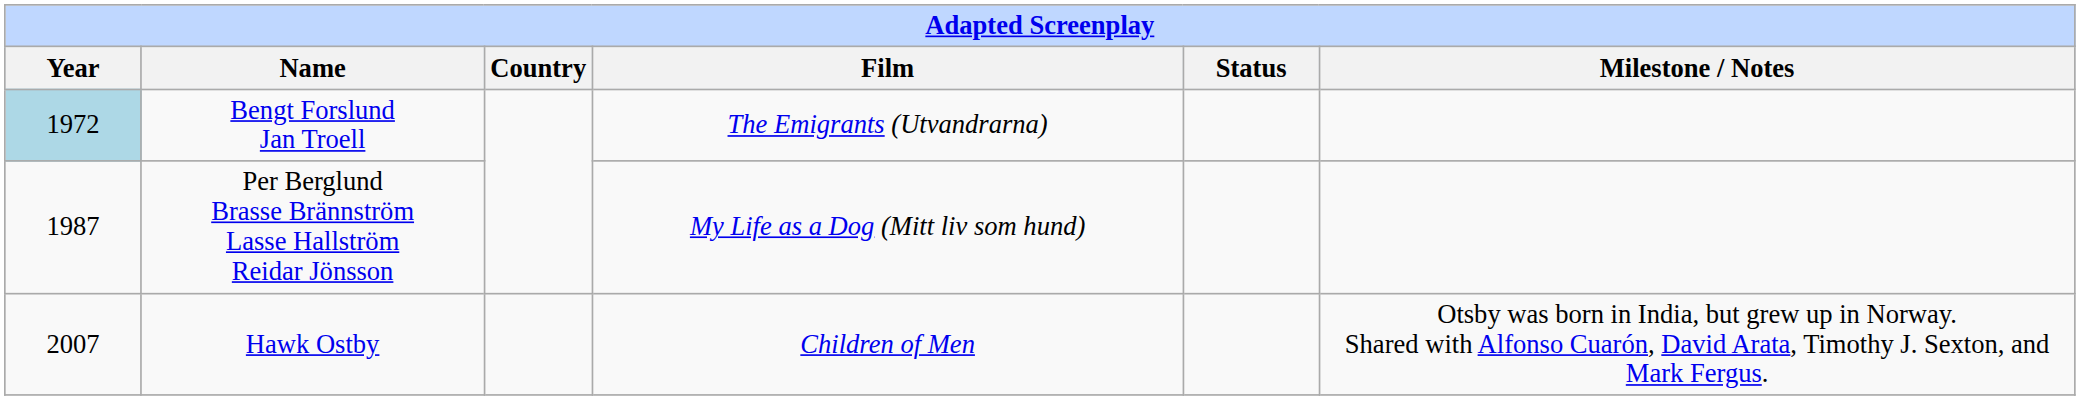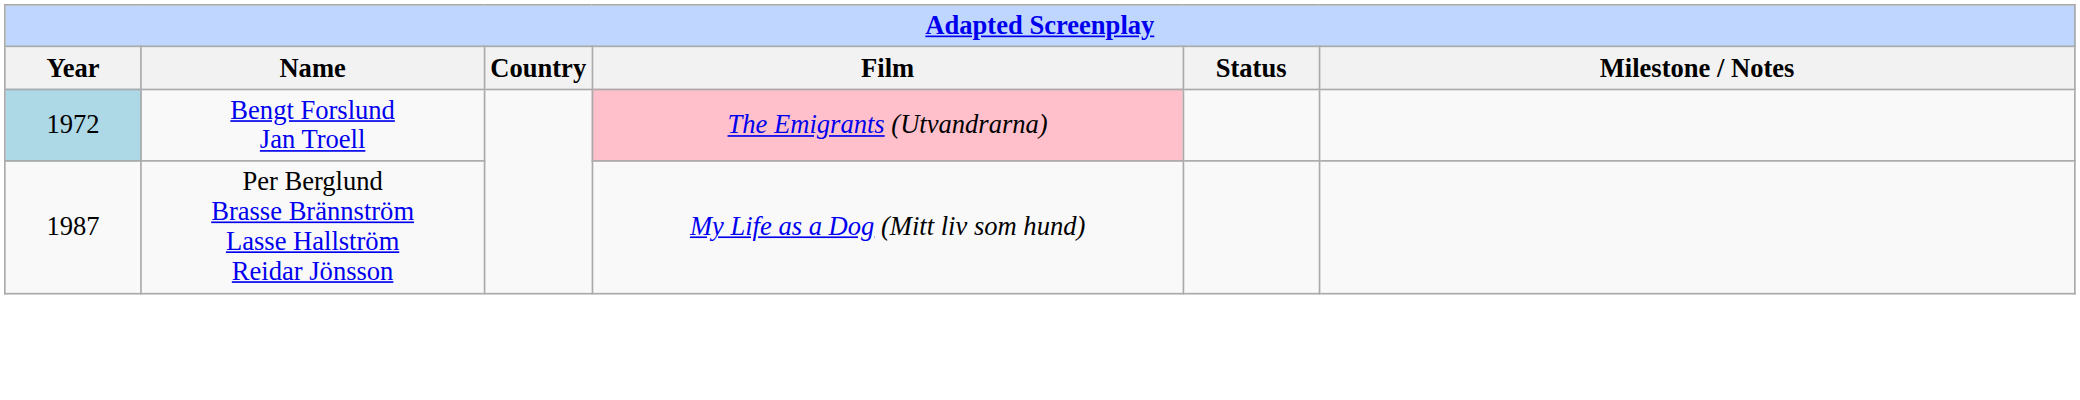(888, 124) no background -> (888, 124) pink background
- row: (313, 343)
